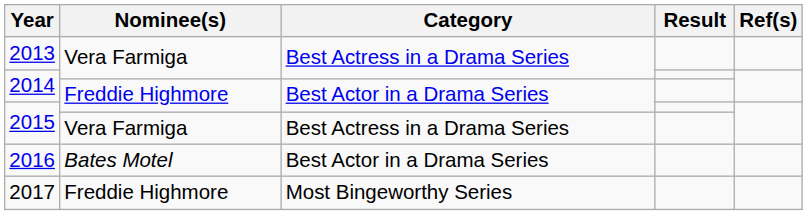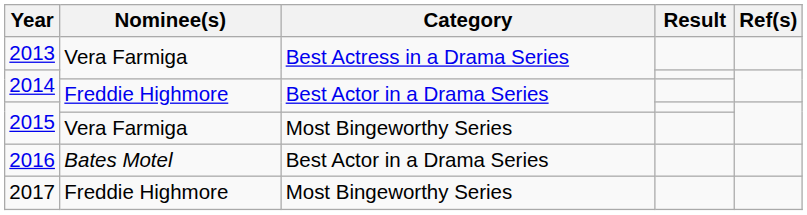(427, 127) Best Actress in a Drama Series -> (399, 127) Most Bingeworthy Series
